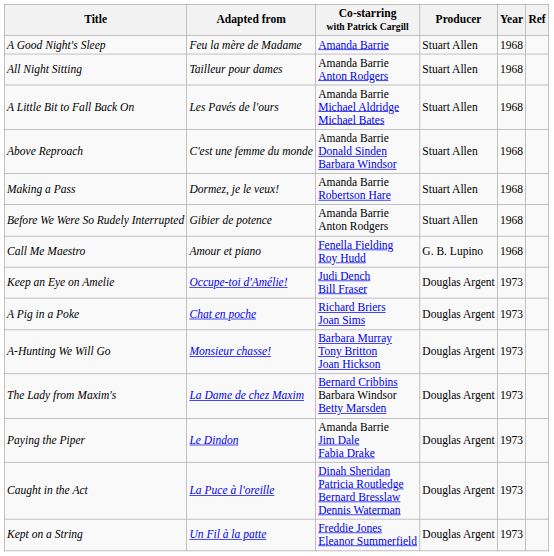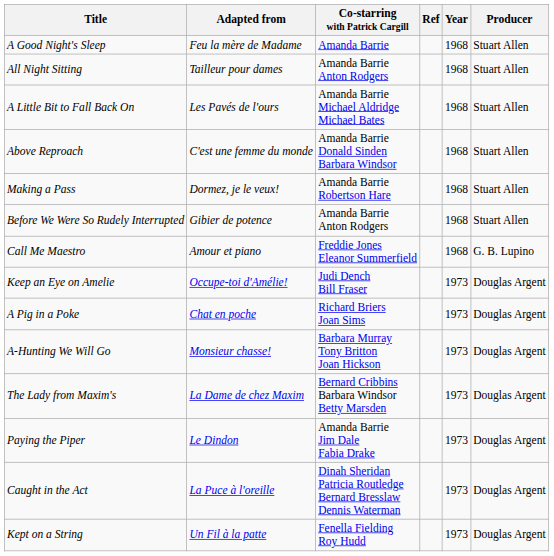columns swapped: (459, 20) <-> (537, 20)
(356, 251) Fenella Fielding Roy Hudd -> (368, 251) Freddie Jones Eleanor Summerfield
(368, 535) Freddie Jones Eleanor Summerfield -> (356, 535) Fenella Fielding Roy Hudd
